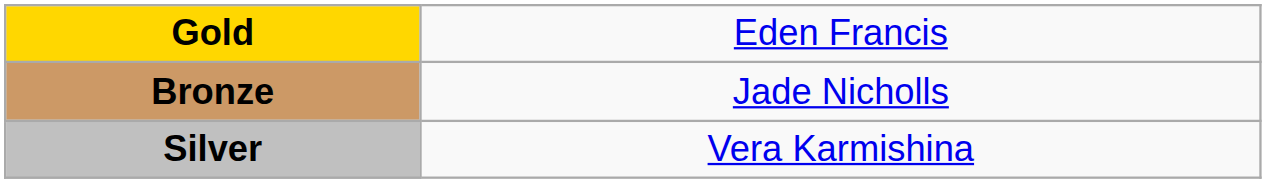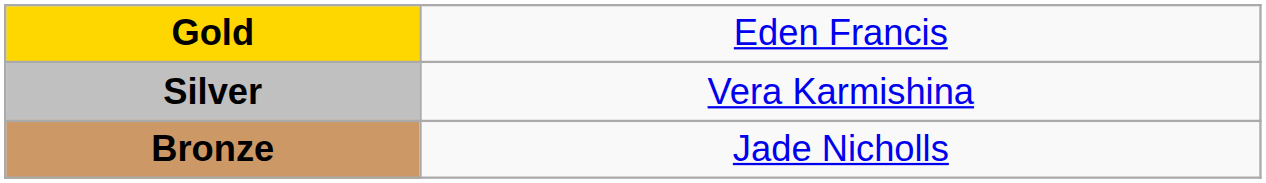rows swapped: (213, 148) <-> (213, 90)
